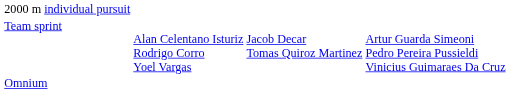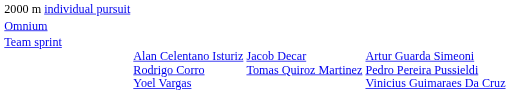rows swapped: (26, 83) <-> (33, 25)
